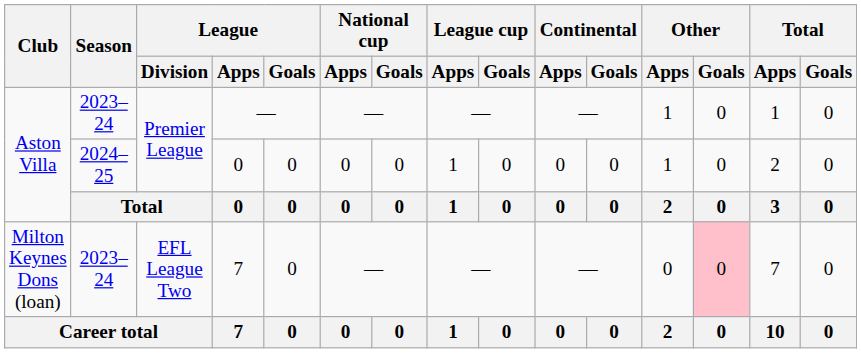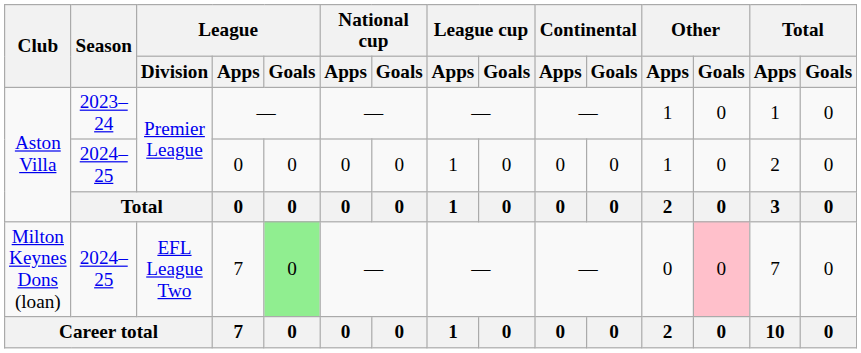(104, 269) 2023–24 -> (104, 269) 2024–25
(292, 269) no background -> (292, 269) lightgreen background
